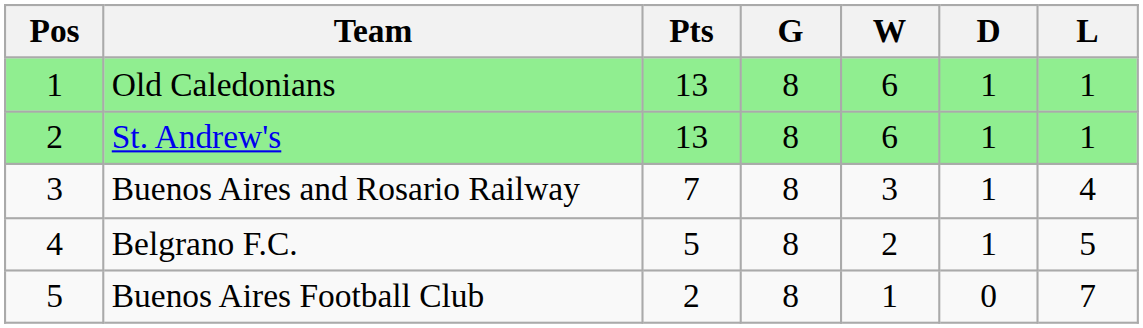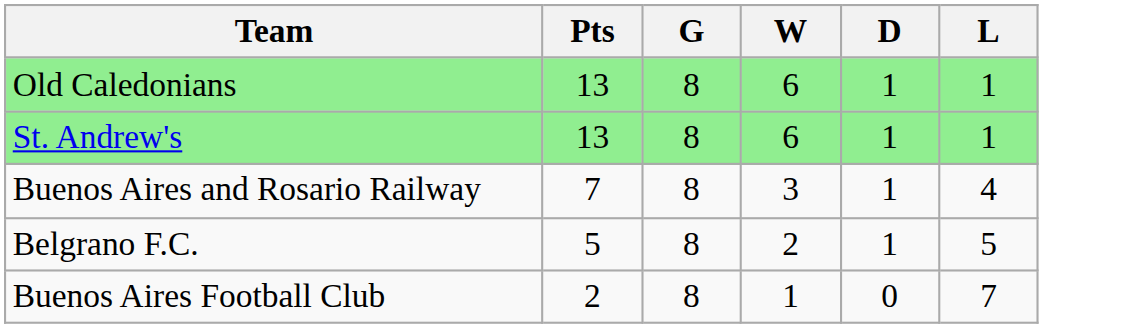- column: (55, 31)
